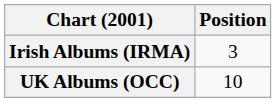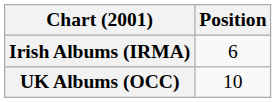(233, 50) 3 -> (233, 50) 6
